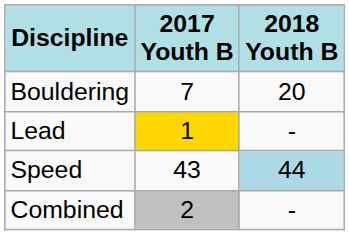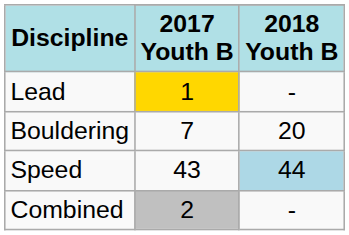rows swapped: (38, 130) <-> (70, 91)
